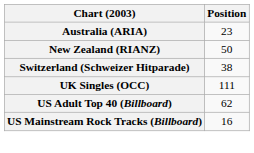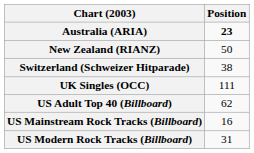(227, 31) normal -> (227, 31) bold
+ row: (104, 139)
